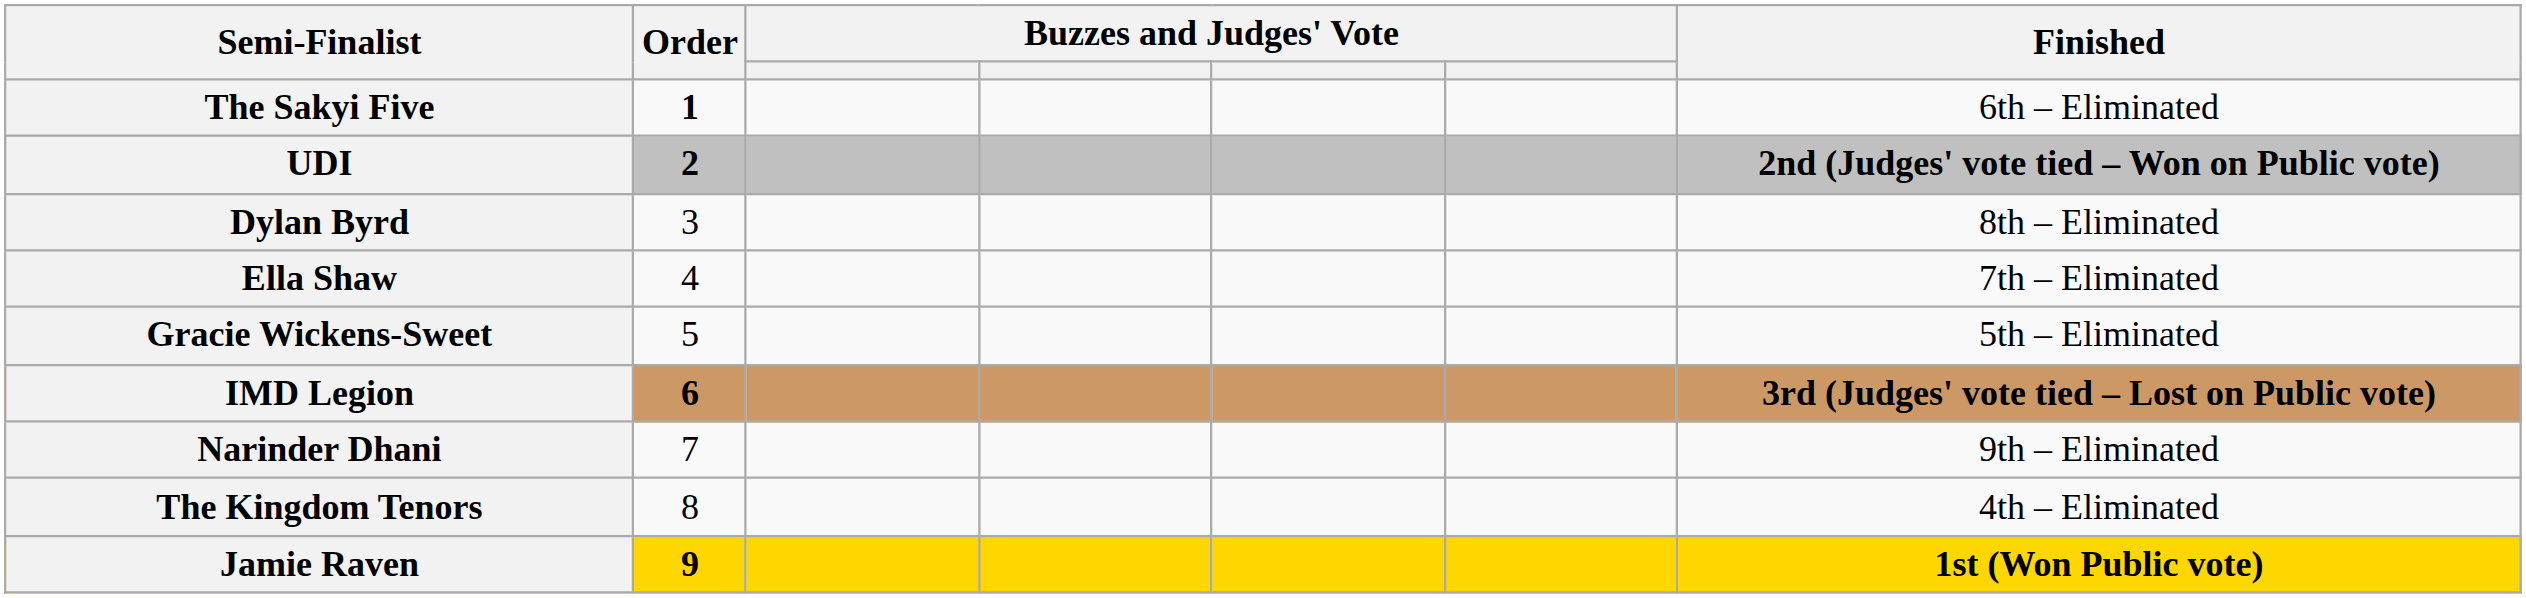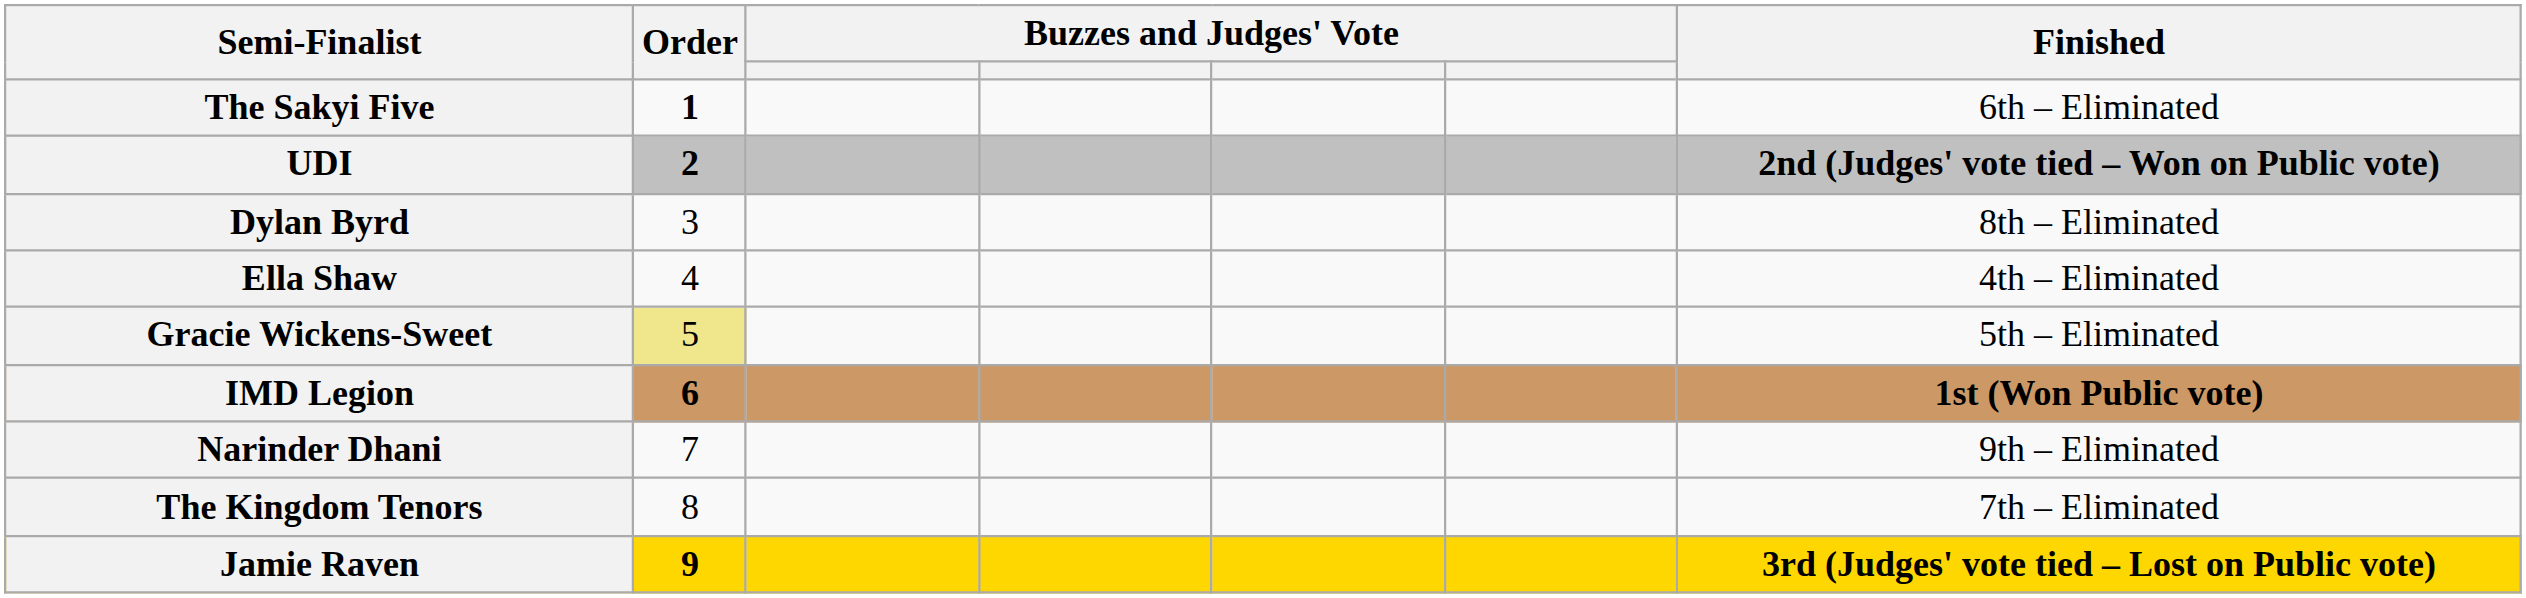(2099, 278) 7th – Eliminated -> (2099, 278) 4th – Eliminated
(690, 335) no background -> (690, 335) khaki background
(2099, 392) 3rd (Judges' vote tied – Lost on Public vote) -> (2099, 392) 1st (Won Public vote)
(2099, 506) 4th – Eliminated -> (2099, 506) 7th – Eliminated
(2099, 563) 1st (Won Public vote) -> (2099, 563) 3rd (Judges' vote tied – Lost on Public vote)
